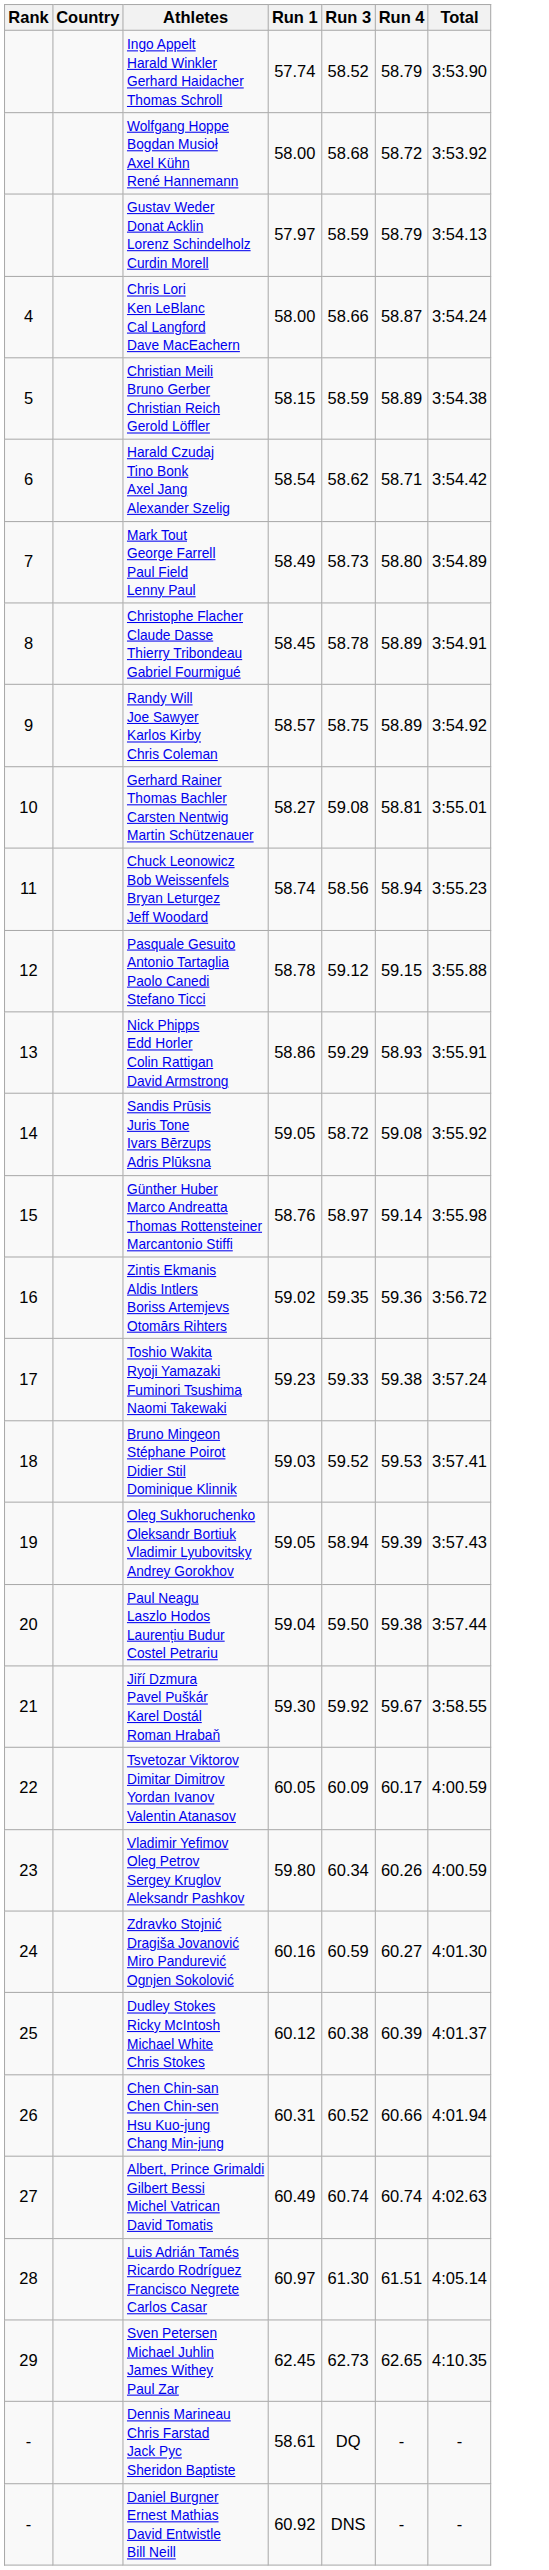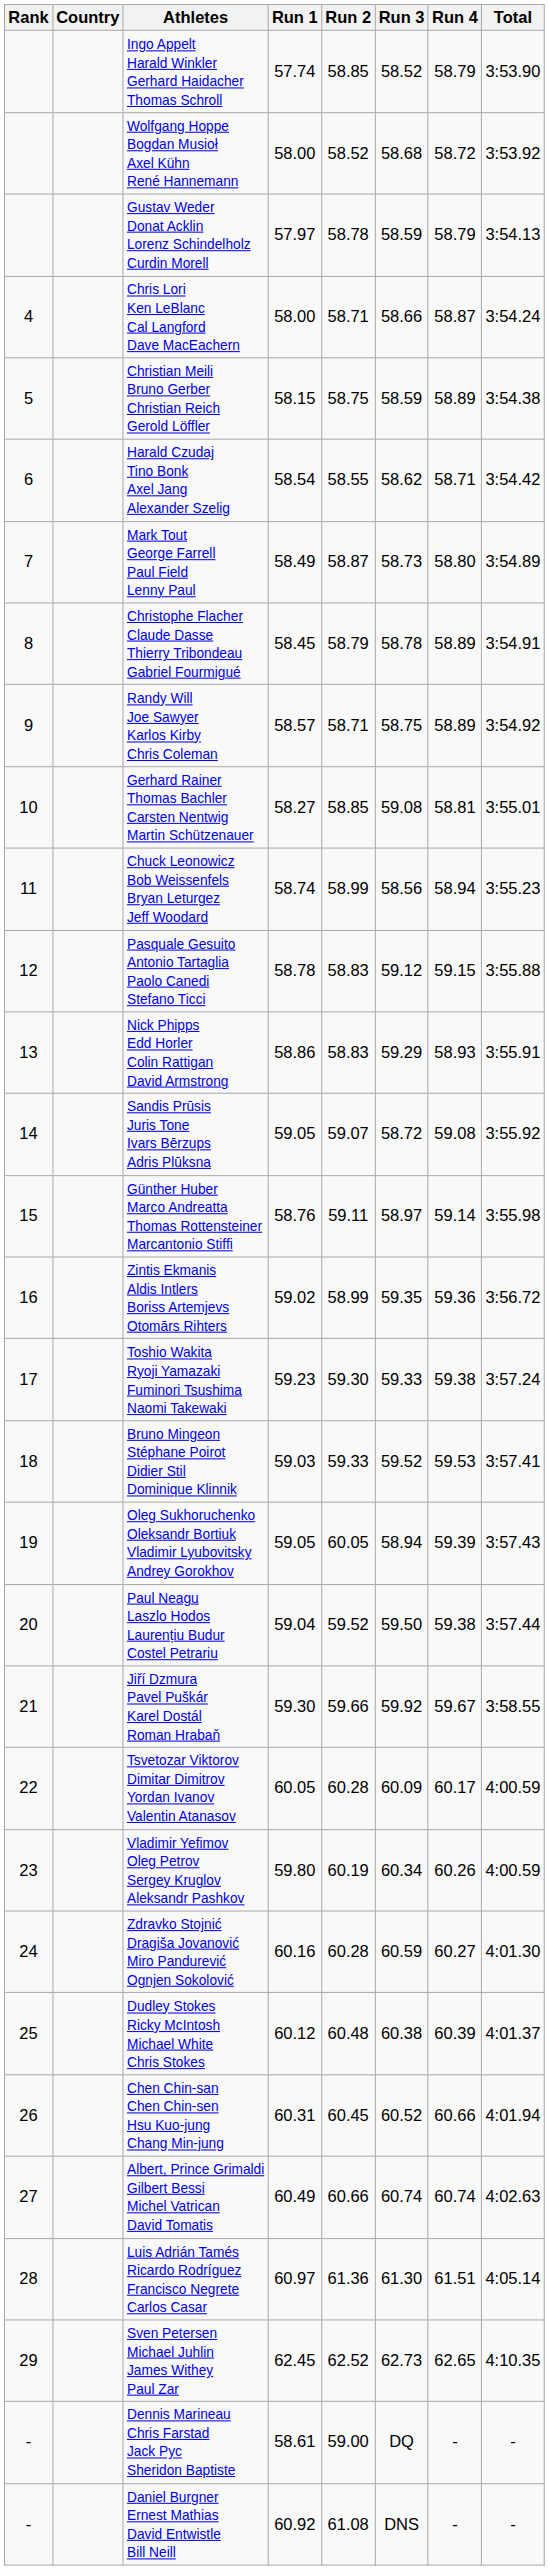+ column: (348, 17)
